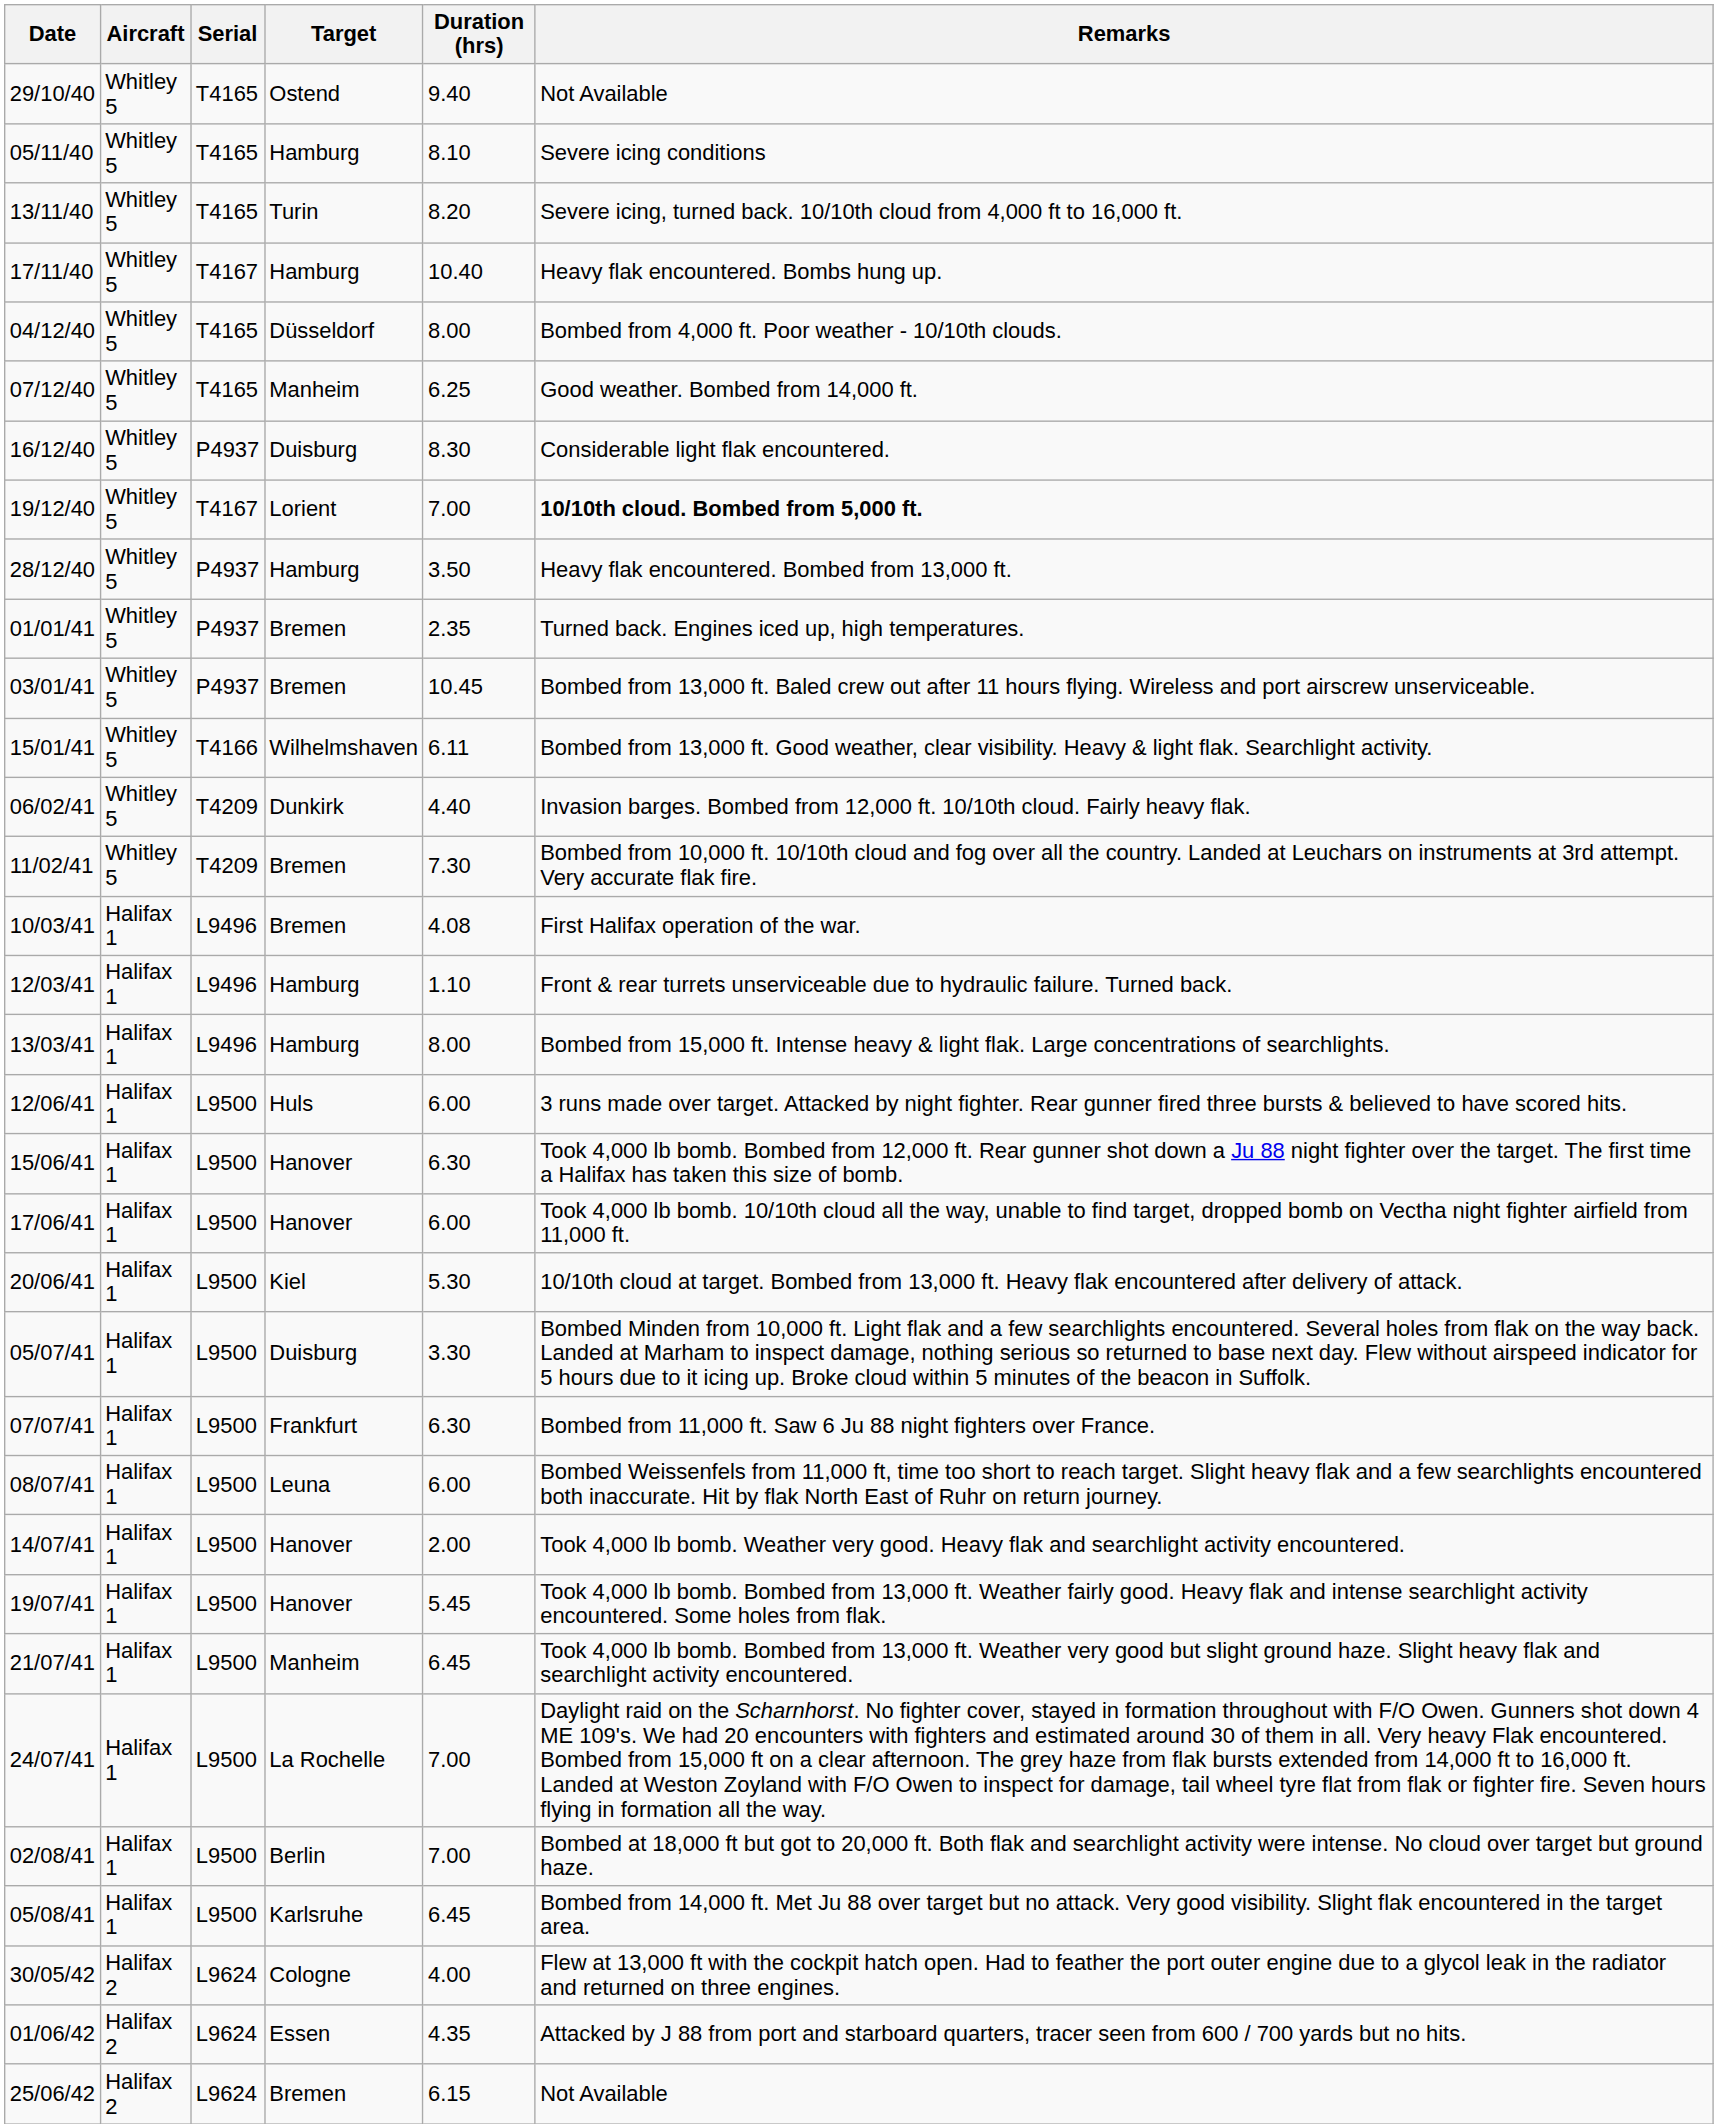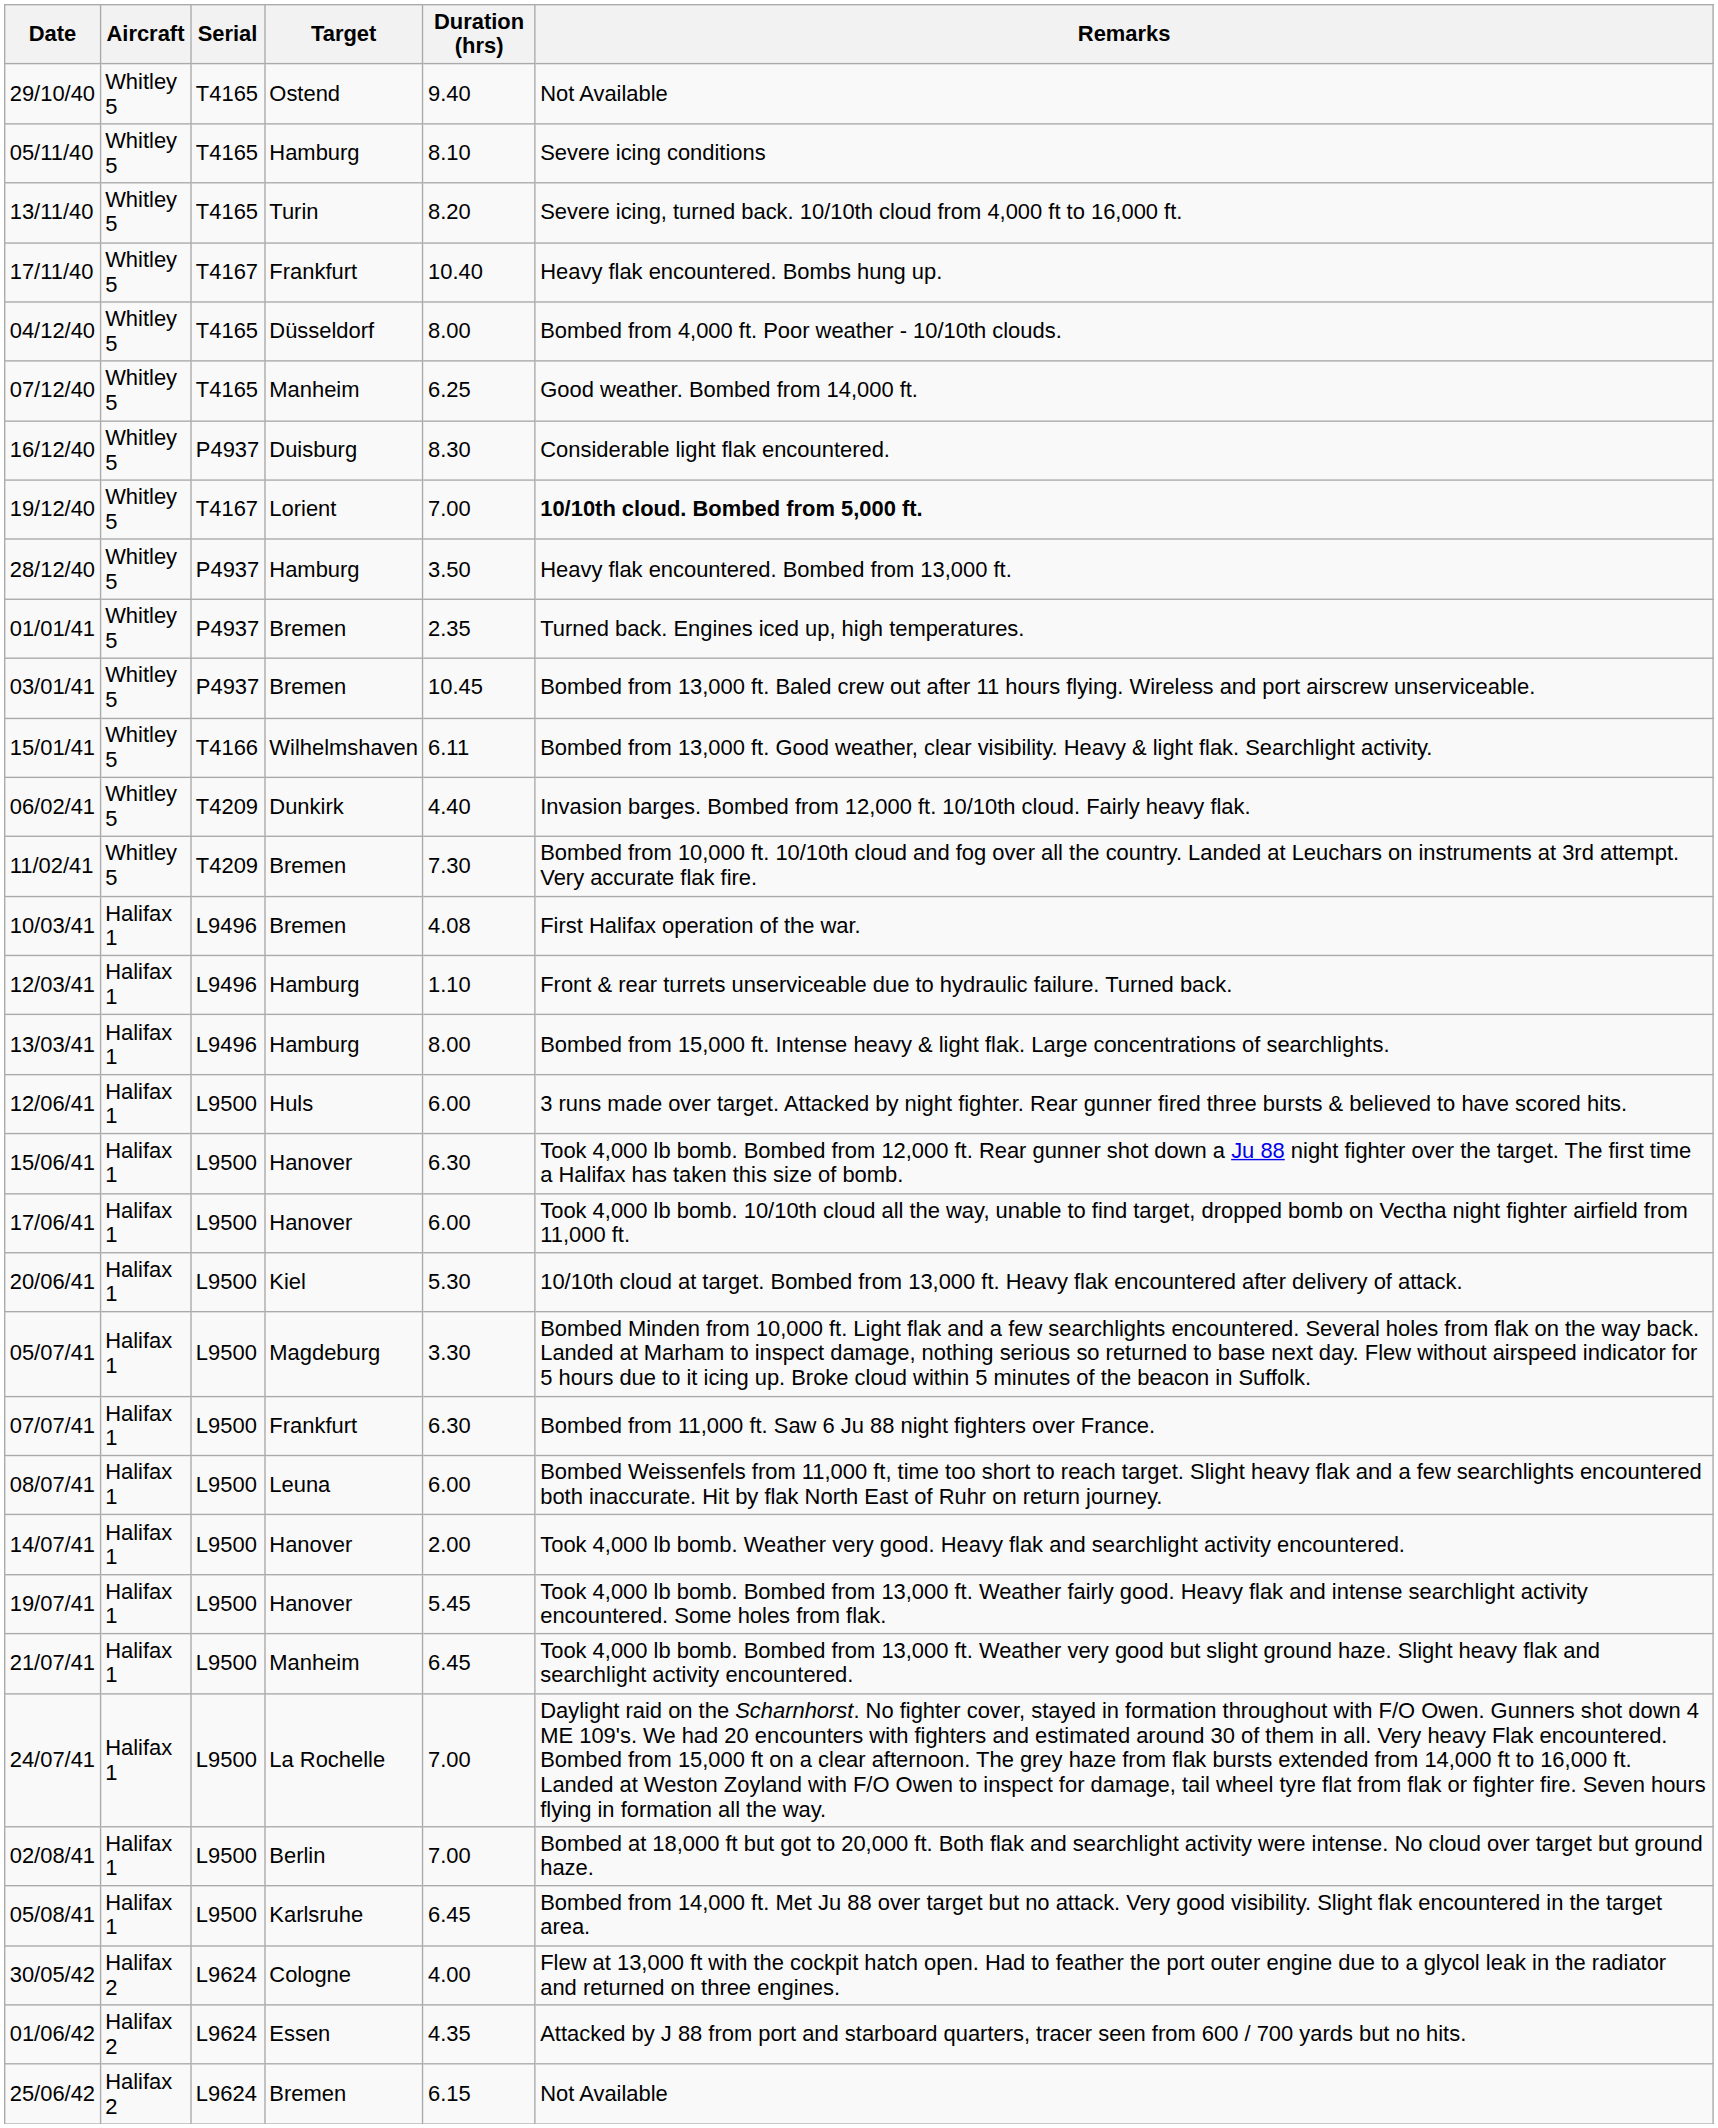(314, 271) Hamburg -> (313, 271) Frankfurt
(313, 1353) Duisburg -> (325, 1353) Magdeburg
